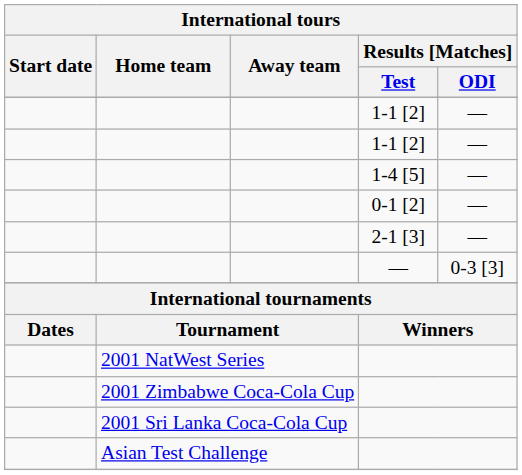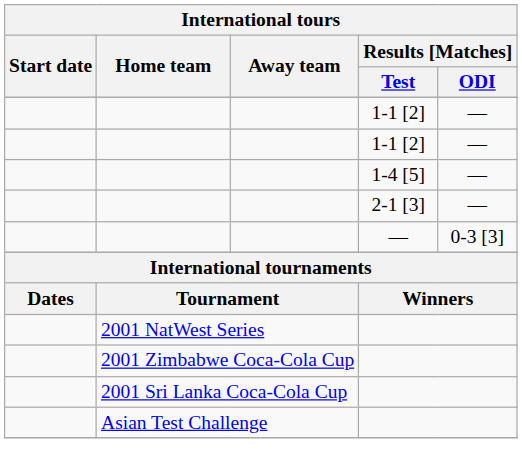- row: (163, 206)
